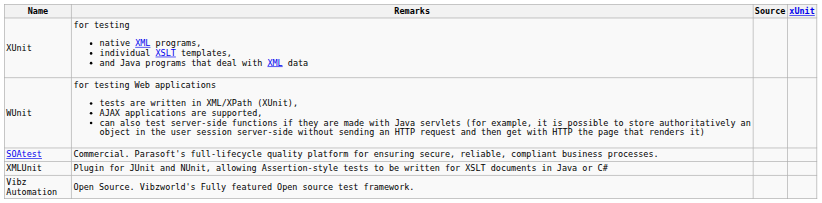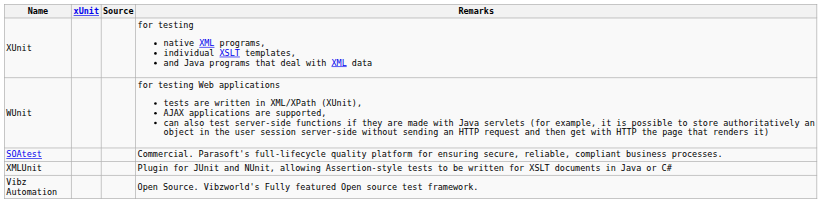columns swapped: (802, 11) <-> (412, 11)
